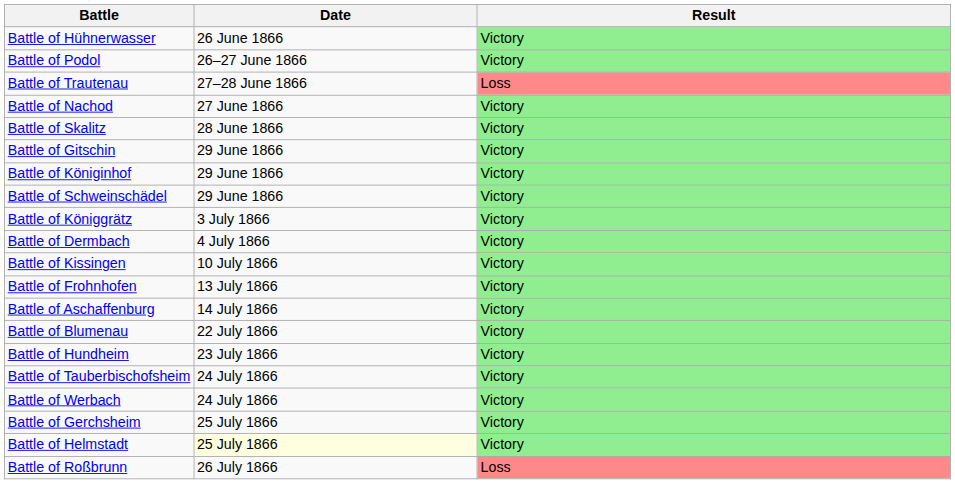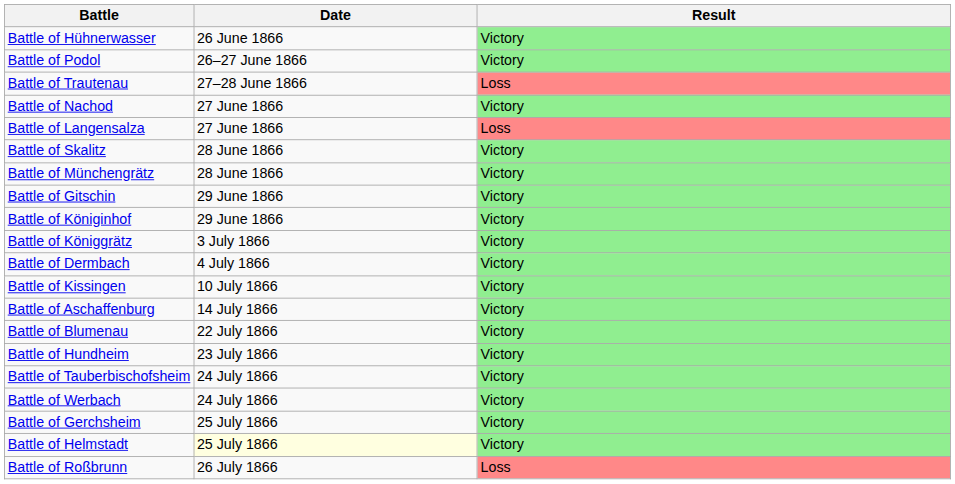+ row: (76, 128)
+ row: (81, 173)
- row: (87, 196)
- row: (72, 286)
